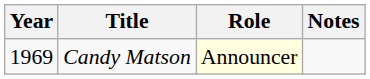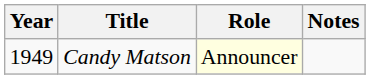(31, 56) 1969 -> (31, 56) 1949
